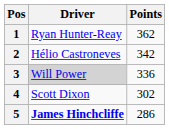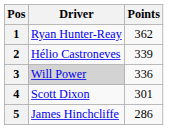(146, 54) 342 -> (144, 54) 339
(146, 94) 302 -> (144, 94) 301
(78, 114) bold -> (75, 114) normal
